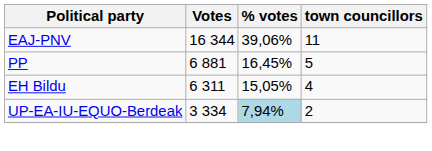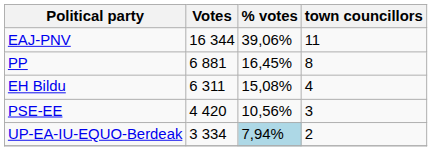(309, 63) 5 -> (309, 63) 8
(267, 87) 15,05% -> (267, 87) 15,08%
+ row: (35, 110)
